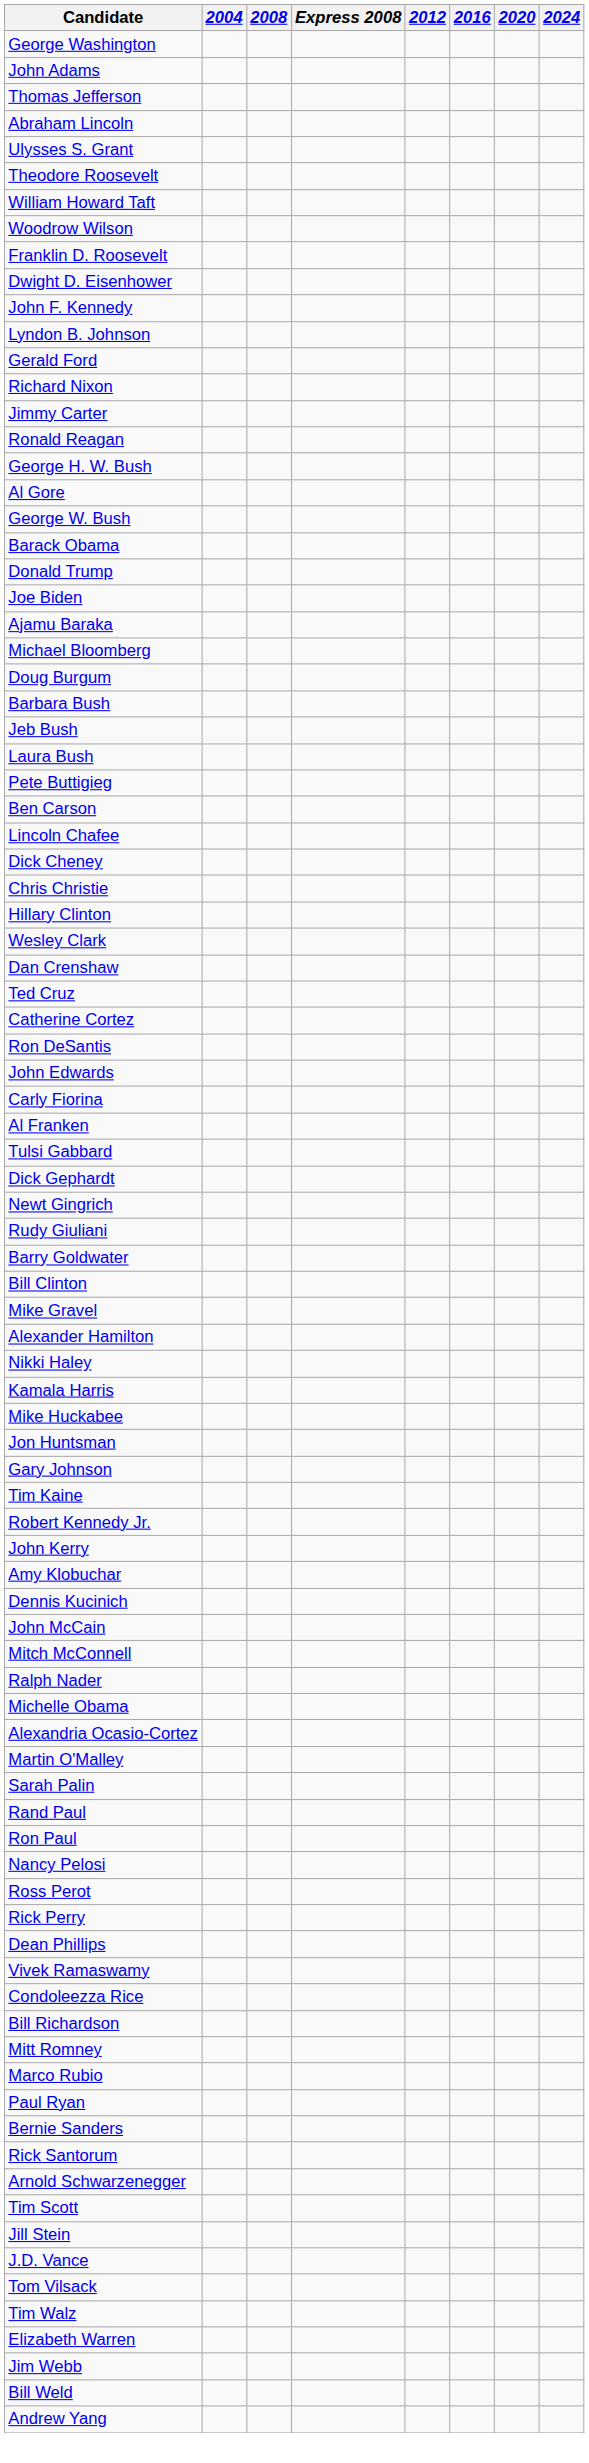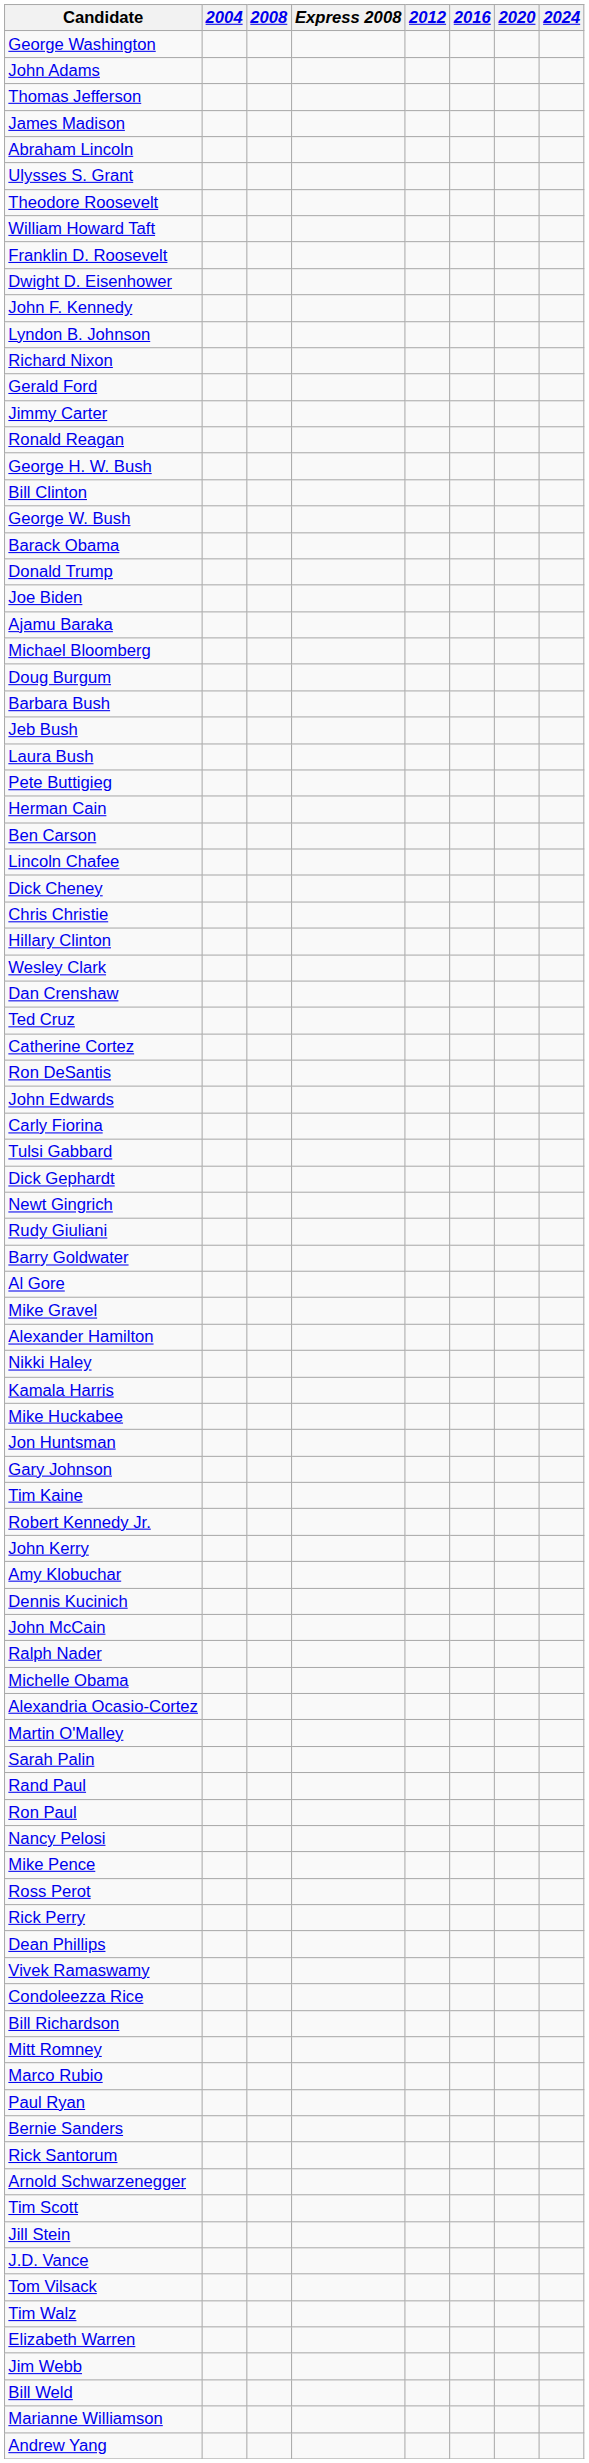+ row: (67, 123)
- row: (71, 228)
rows swapped: (61, 387) <-> (53, 360)
rows swapped: (48, 1284) <-> (37, 492)
+ row: (57, 809)
- row: (49, 1126)
- row: (70, 1653)
+ row: (52, 1864)
+ row: (86, 2419)
